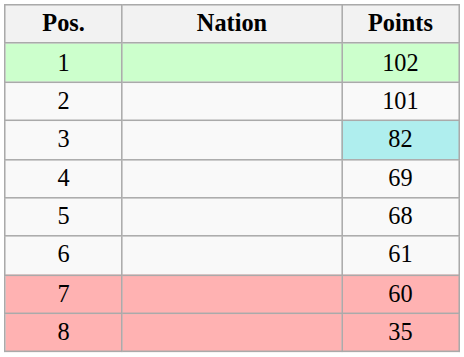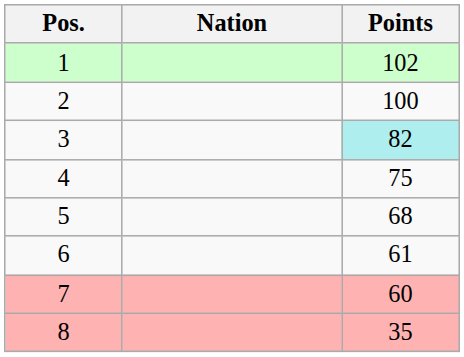(400, 100) 101 -> (400, 100) 100
(400, 178) 69 -> (400, 178) 75
